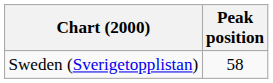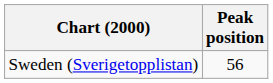(235, 64) 58 -> (235, 64) 56
